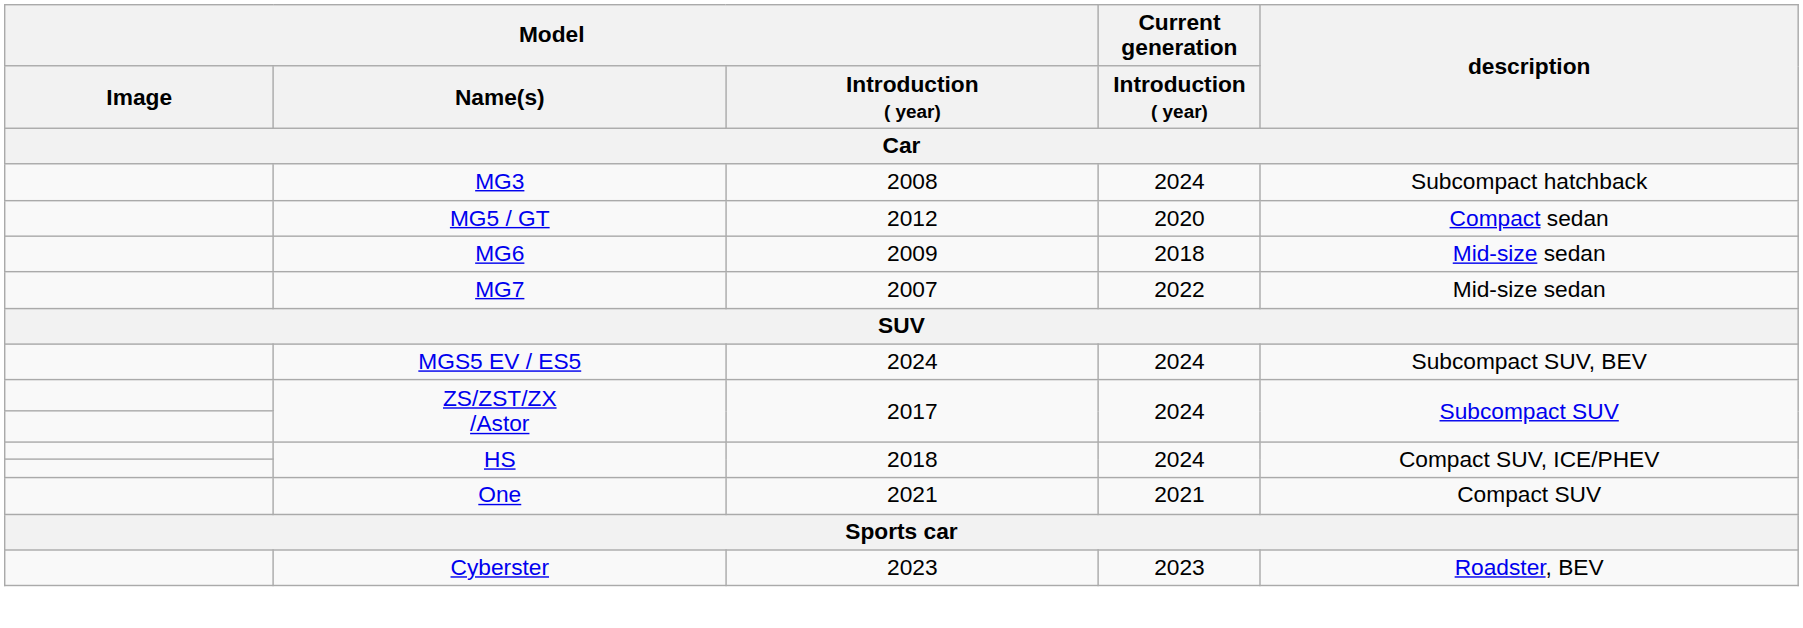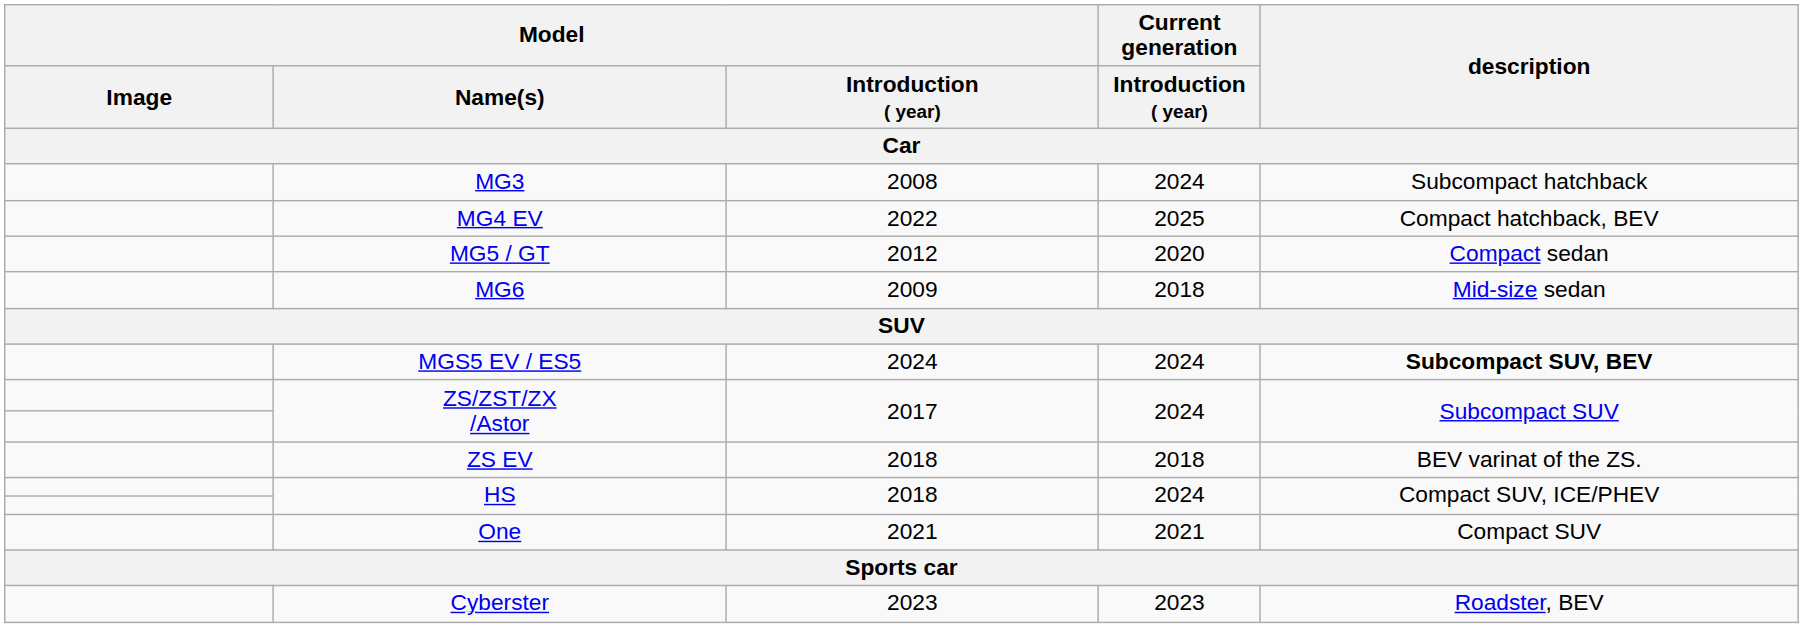+ row: (500, 217)
- row: (500, 289)
(1529, 361) normal -> (1529, 361) bold
+ row: (500, 459)
